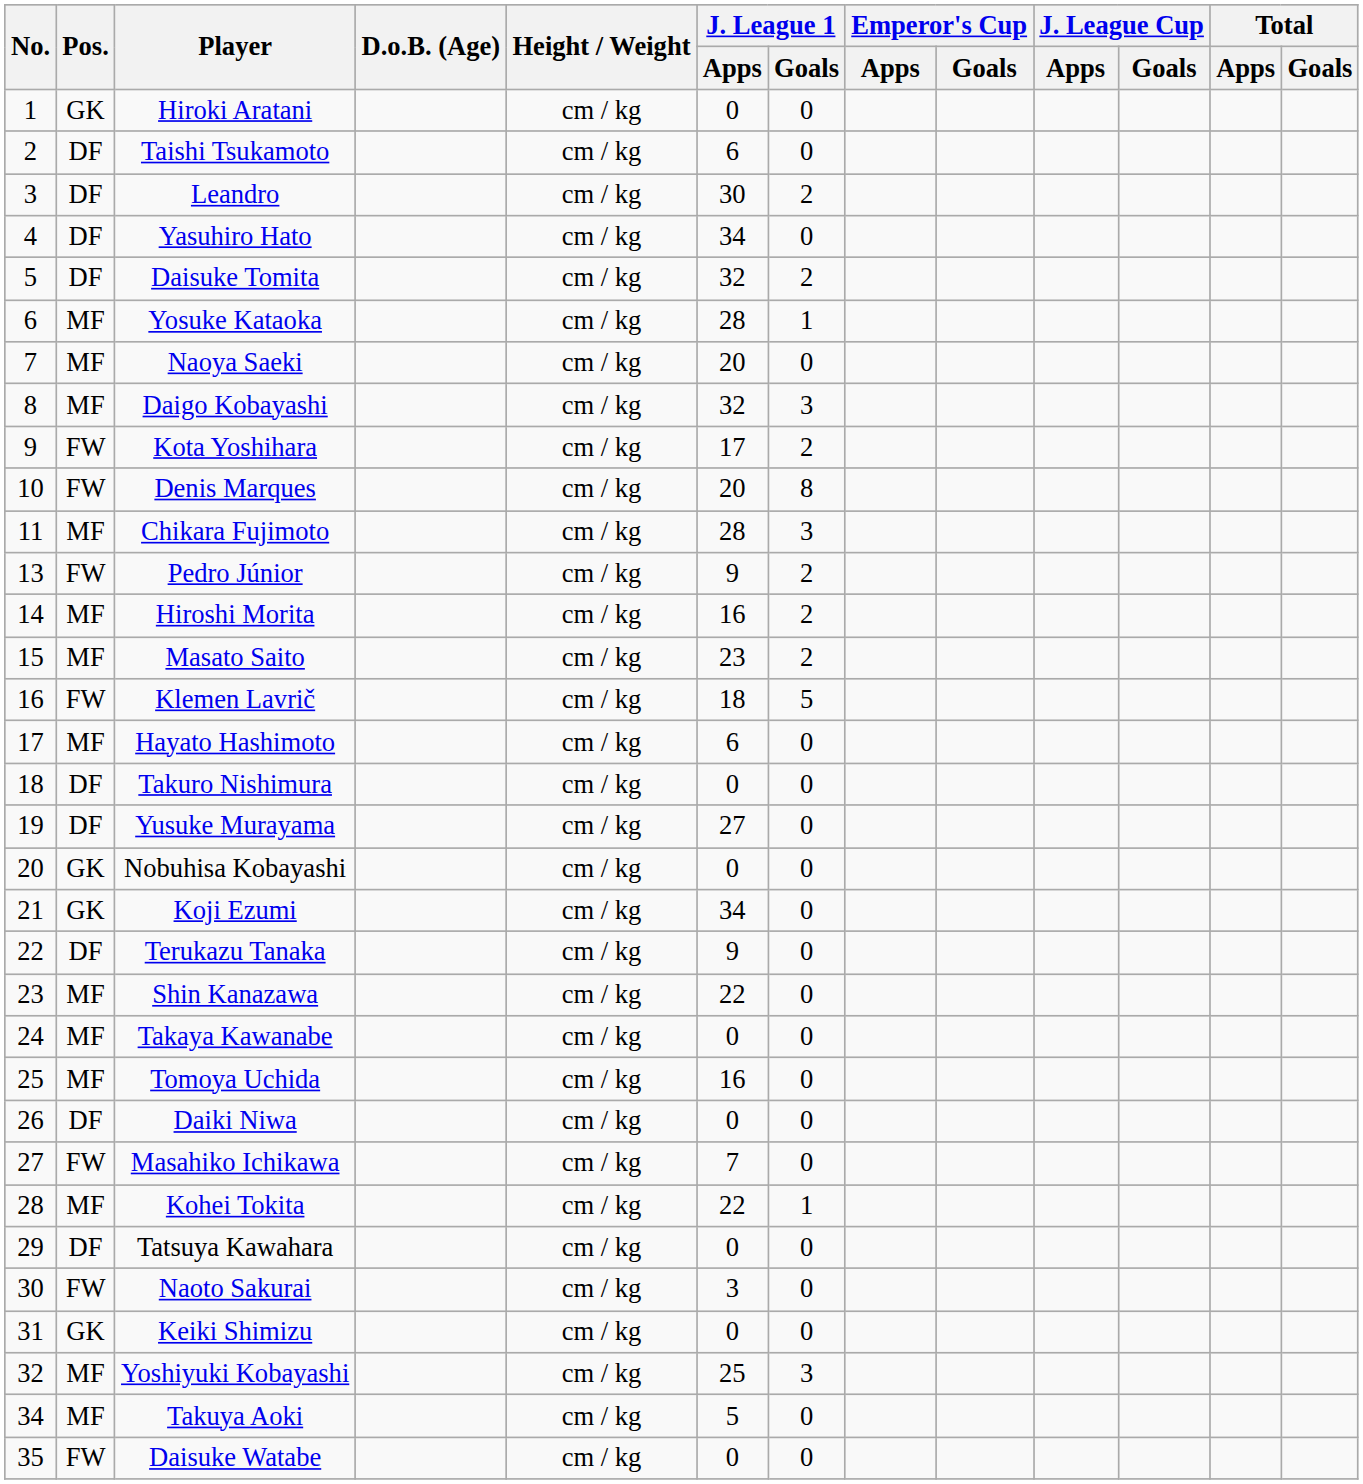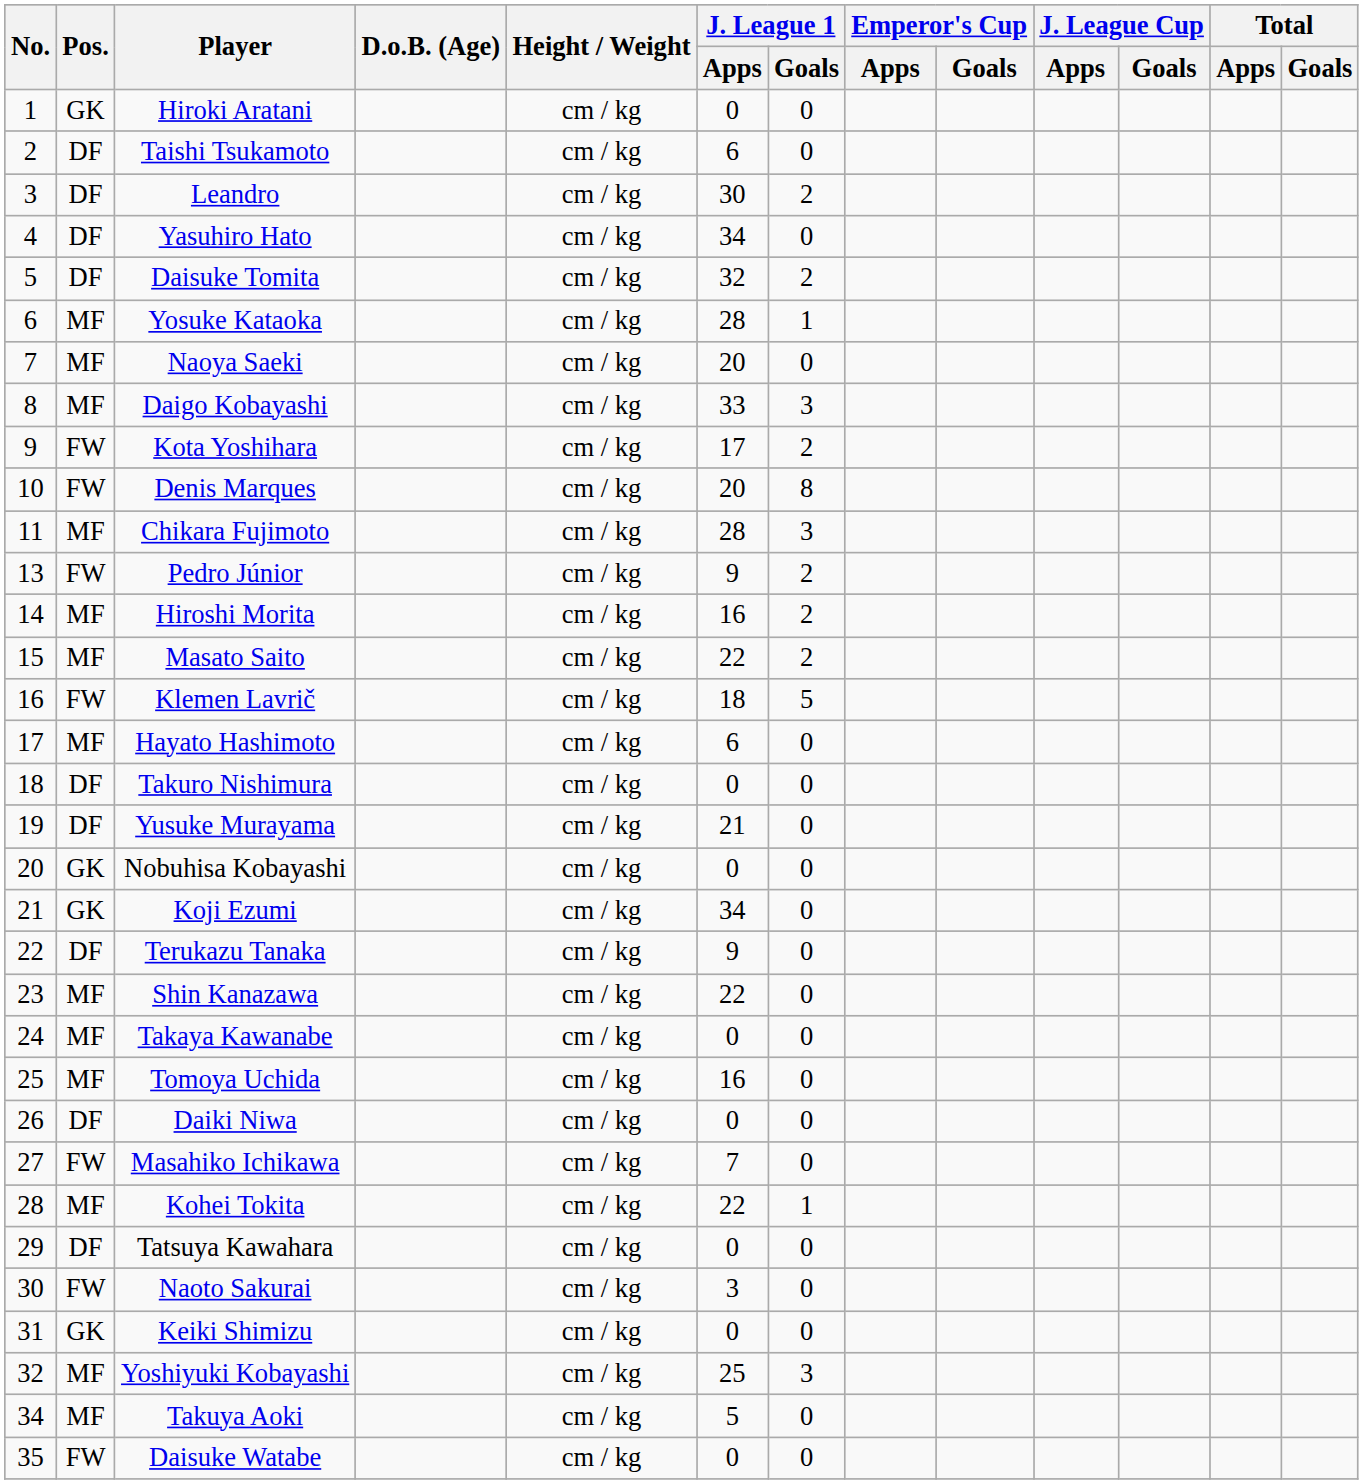(732, 404) 32 -> (732, 404) 33
(732, 657) 23 -> (732, 657) 22
(732, 825) 27 -> (732, 825) 21
